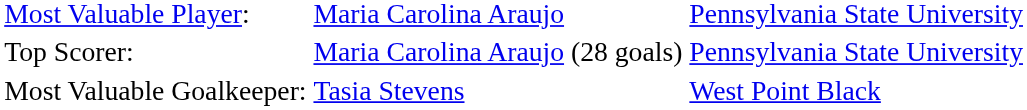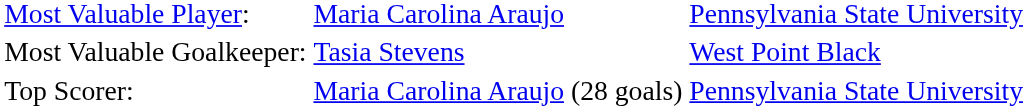rows swapped: (155, 90) <-> (69, 52)
